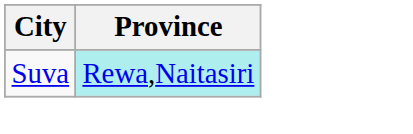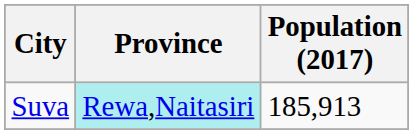+ column: (335, 43)
